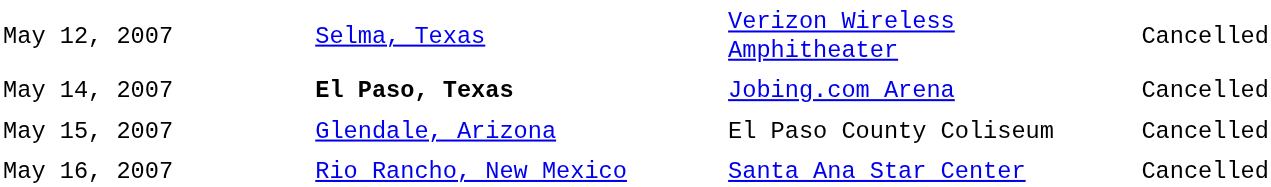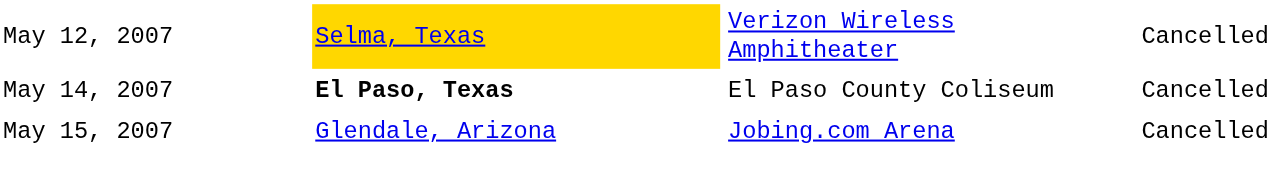(400, 37) no background -> (400, 37) gold background
(841, 91) Jobing.com Arena -> (891, 91) El Paso County Coliseum
(891, 131) El Paso County Coliseum -> (841, 131) Jobing.com Arena
- row: (88, 172)
